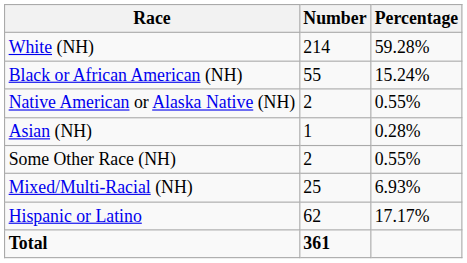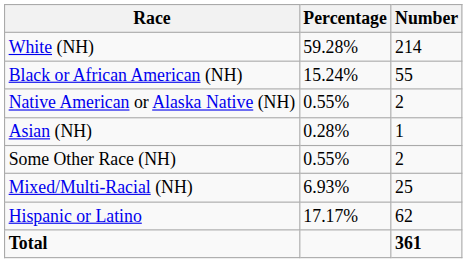columns swapped: (335, 18) <-> (416, 18)
